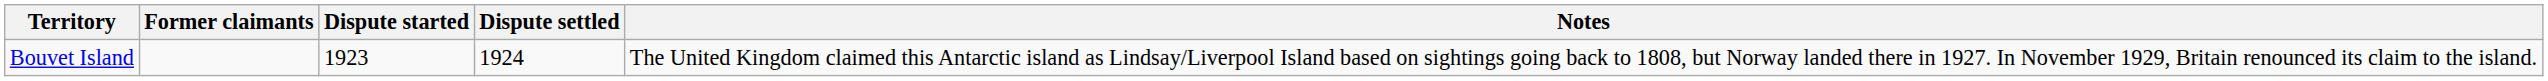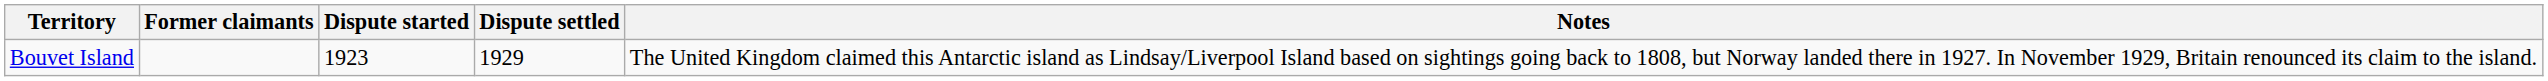(502, 57) 1924 -> (502, 57) 1929
